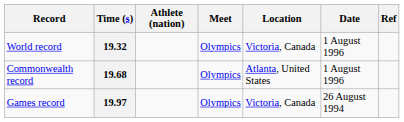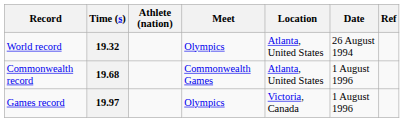(280, 46) Victoria, Canada -> (296, 46) Atlanta, United States
(342, 46) 1 August 1996 -> (353, 46) 26 August 1994
(221, 74) Olympics -> (217, 74) Commonwealth Games
(344, 103) 26 August 1994 -> (351, 103) 1 August 1996
